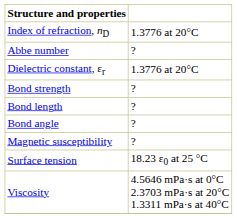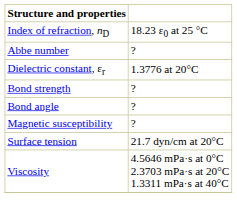(165, 32) 1.3776 at 20°C -> (169, 32) 18.23 ε0 at 25 °C
- row: (35, 106)
(169, 160) 18.23 ε0 at 25 °C -> (177, 141) 21.7 dyn/cm at 20°C
